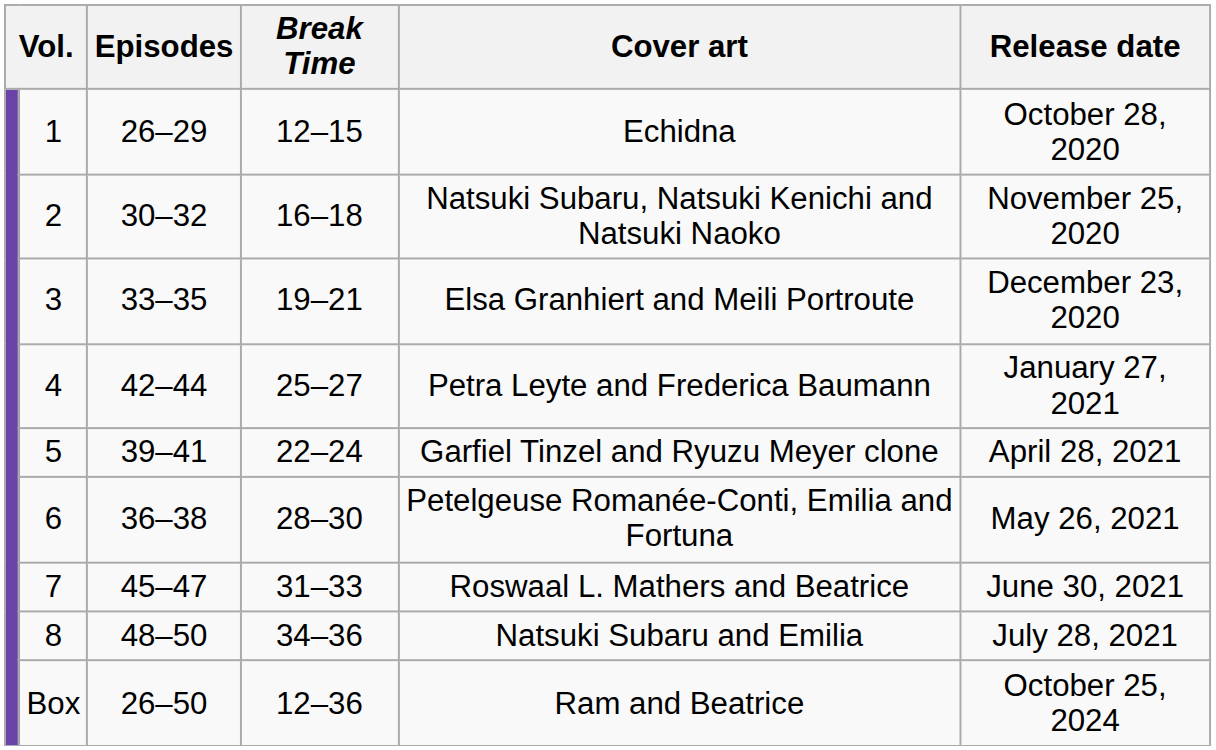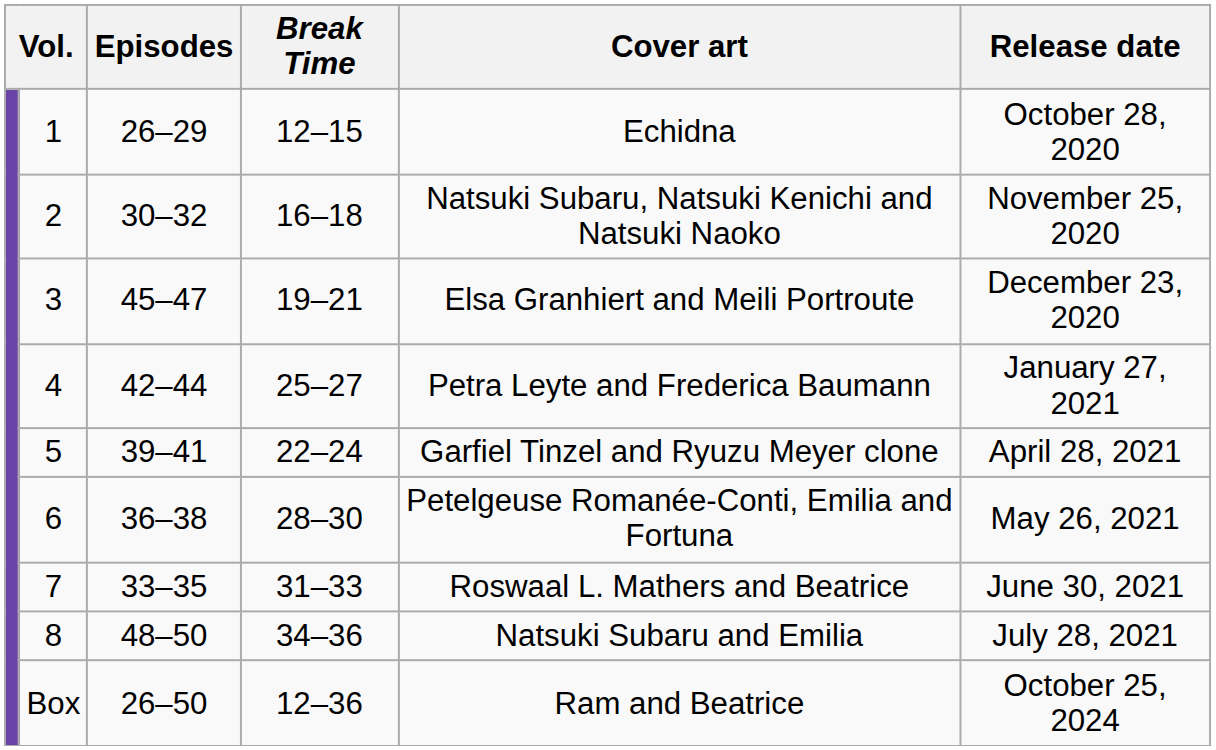(164, 300) 33–35 -> (164, 300) 45–47
(164, 586) 45–47 -> (164, 586) 33–35
